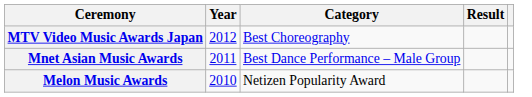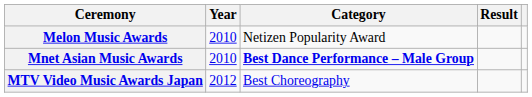rows swapped: (105, 80) <-> (105, 37)
(223, 59) 2011 -> (223, 59) 2010
(352, 59) normal -> (358, 59) bold
